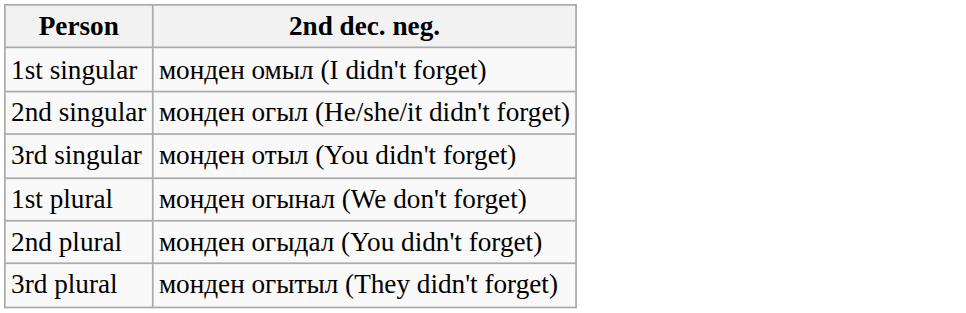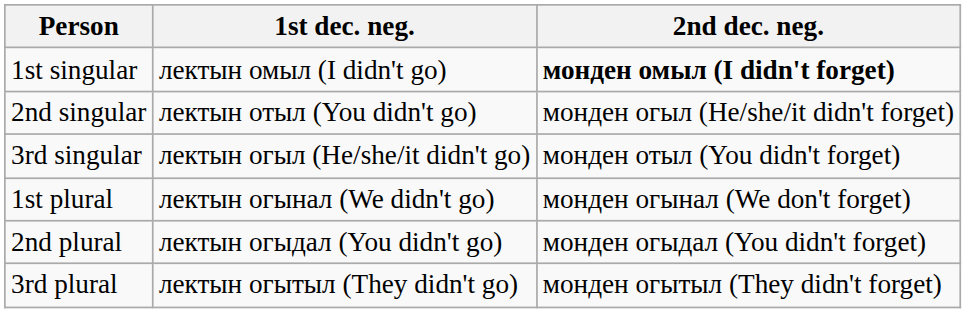+ column: (345, 26)
(323, 69) normal -> (719, 69) bold
